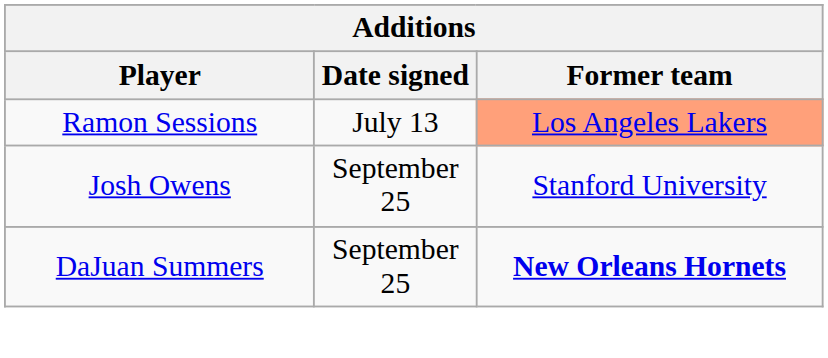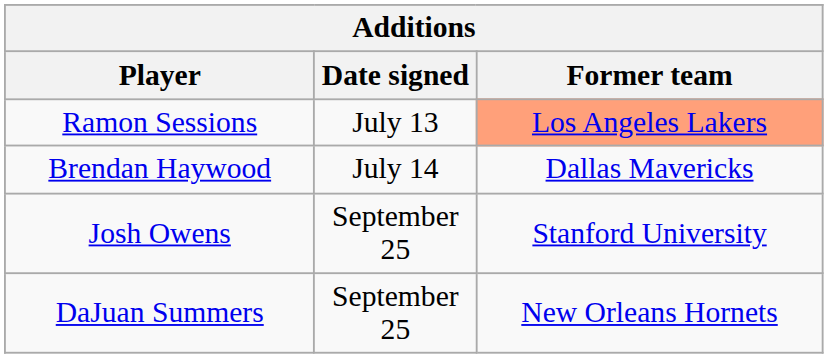+ row: (160, 168)
(650, 265) bold -> (650, 312) normal
